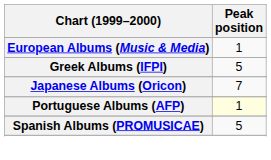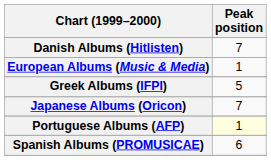+ row: (108, 47)
(239, 125) 5 -> (239, 145) 6
